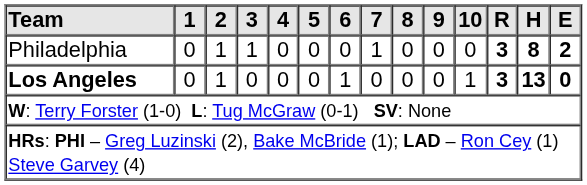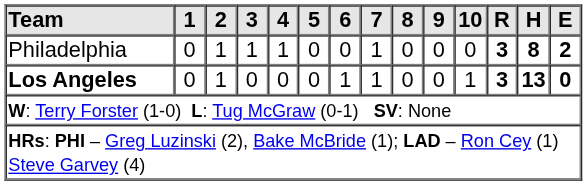(283, 50) 0 -> (283, 50) 1
(376, 79) 0 -> (376, 79) 1
